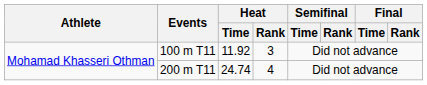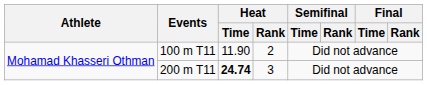(236, 51) 11.92 -> (236, 51) 11.90
(271, 51) 3 -> (271, 51) 2
(236, 70) normal -> (236, 70) bold
(271, 70) 4 -> (271, 70) 3
